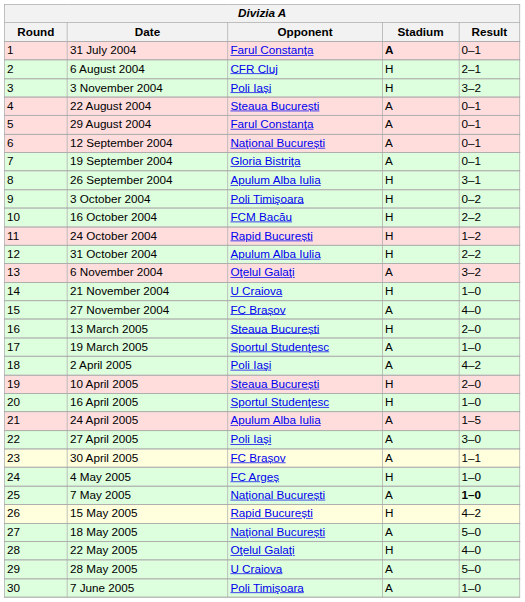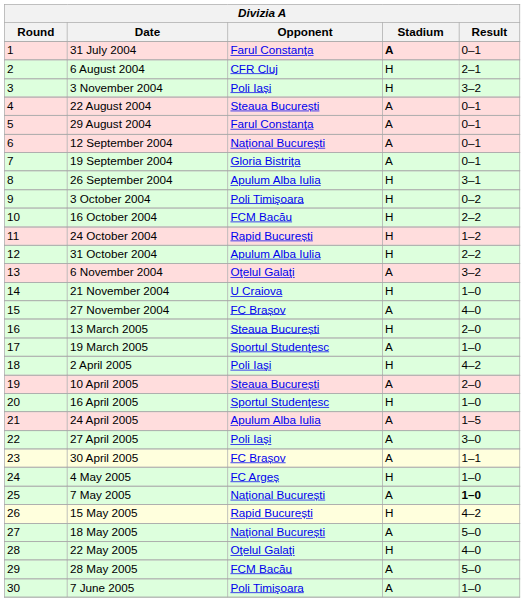(389, 365) A -> (389, 365) H
(389, 384) H -> (389, 384) A
(256, 569) U Craiova -> (261, 569) FCM Bacău
